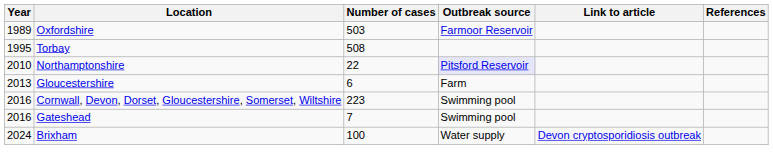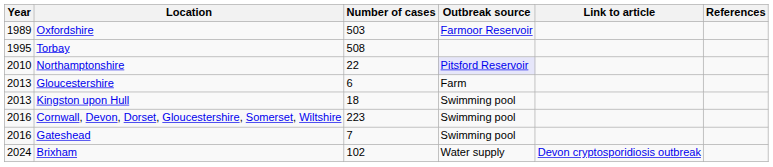+ row: (83, 100)
(356, 135) 100 -> (356, 153) 102
